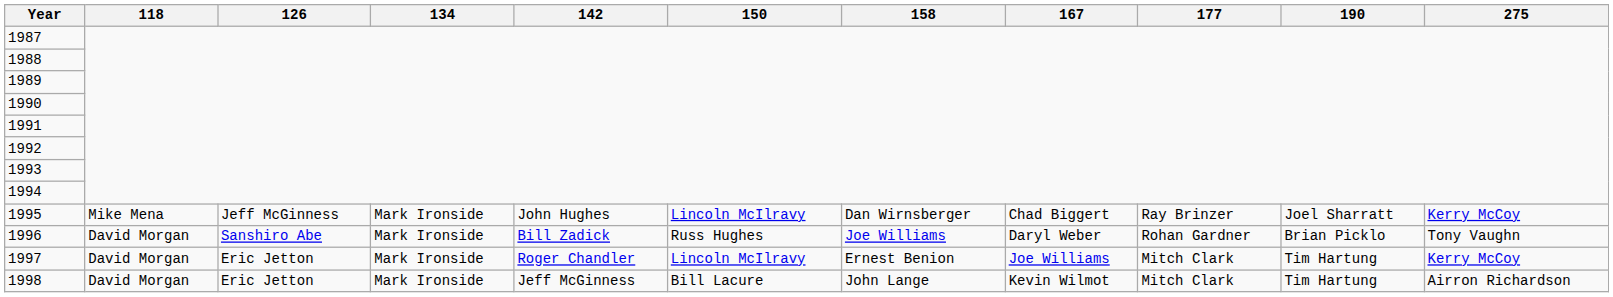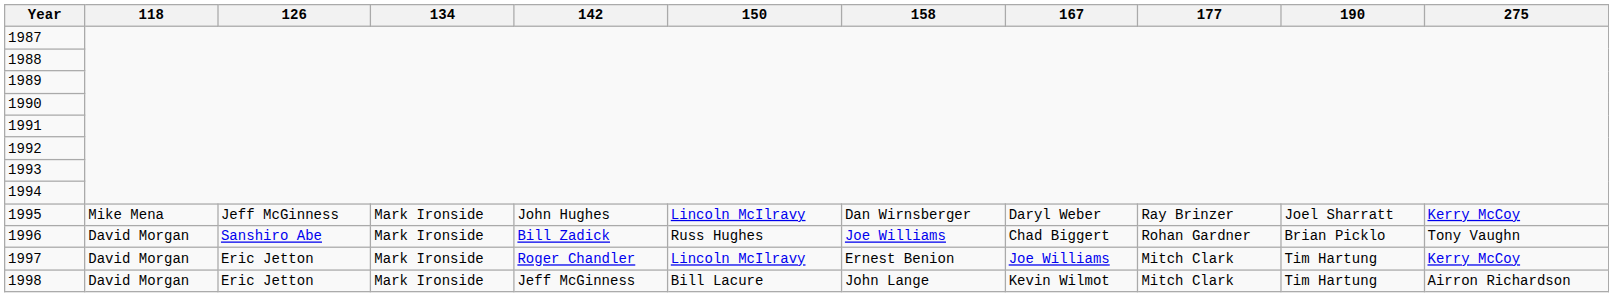(1059, 215) Chad Biggert -> (1055, 215) Daryl Weber
(1055, 237) Daryl Weber -> (1059, 237) Chad Biggert
